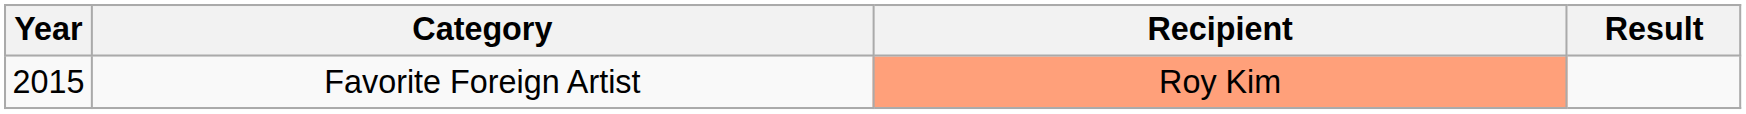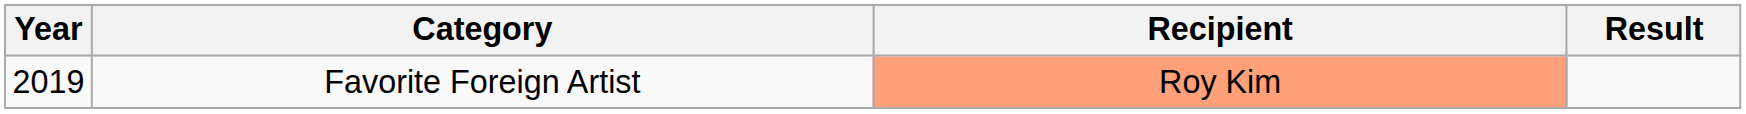(48, 81) 2015 -> (48, 81) 2019
